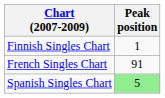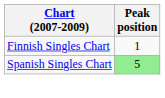- row: (57, 64)
